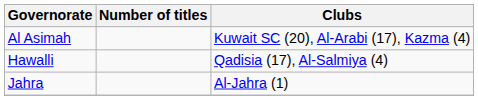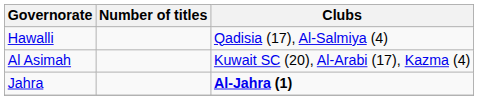rows swapped: (39, 38) <-> (31, 60)
(251, 83) normal -> (253, 83) bold
